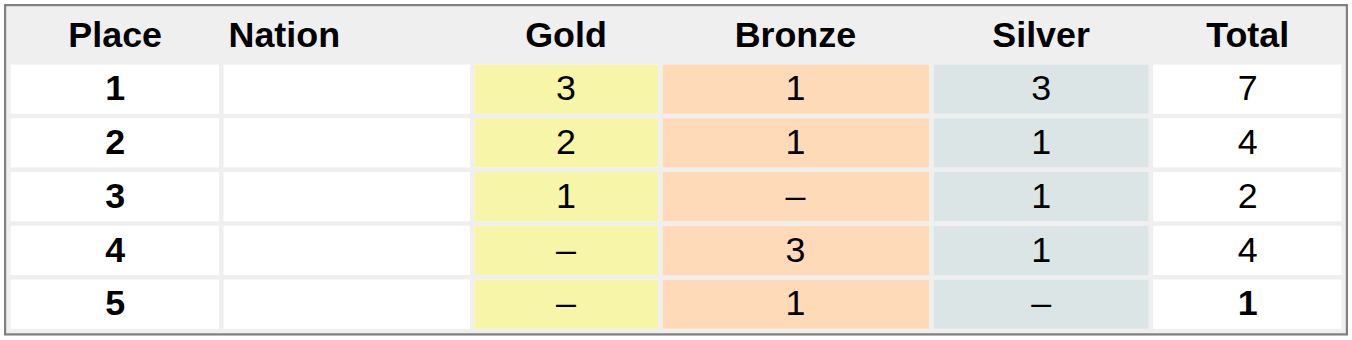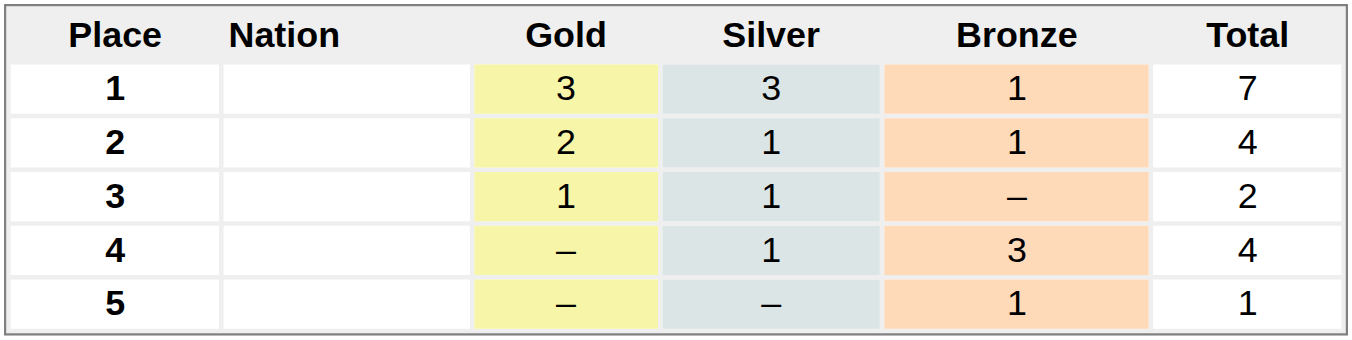columns swapped: (1041, 34) <-> (795, 34)
(1248, 303) bold -> (1248, 303) normal
